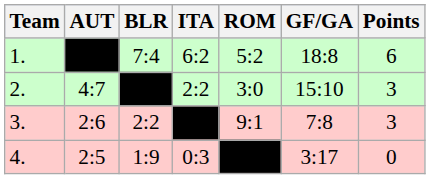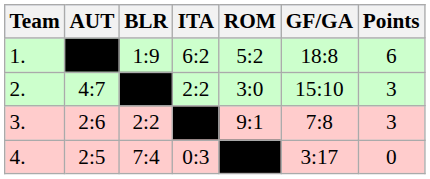(146, 55) 7:4 -> (146, 55) 1:9
(146, 156) 1:9 -> (146, 156) 7:4
